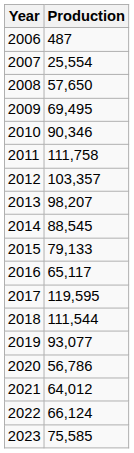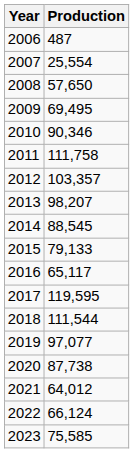(70, 343) 93,077 -> (70, 343) 97,077
(70, 366) 56,786 -> (70, 366) 87,738
